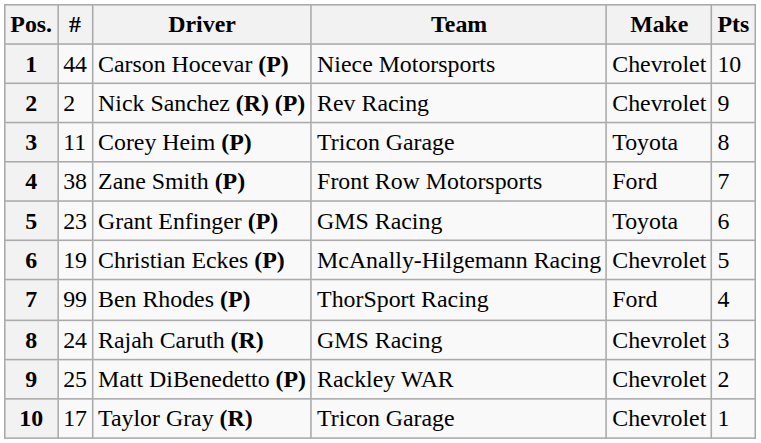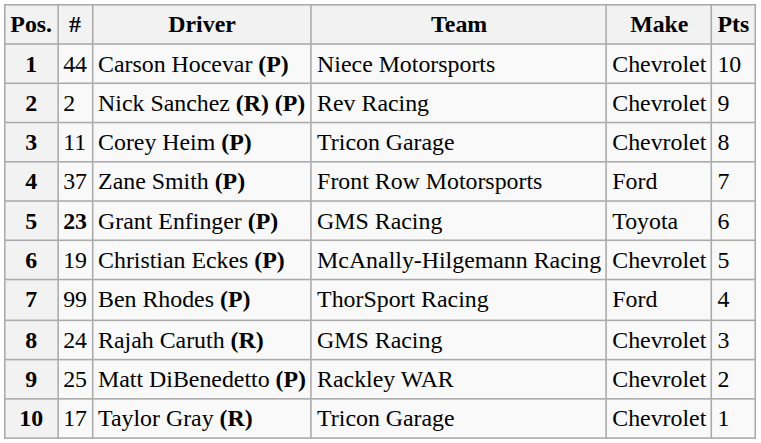(645, 142) Toyota -> (659, 142) Chevrolet
(75, 181) 38 -> (75, 181) 37
(75, 221) normal -> (75, 221) bold
